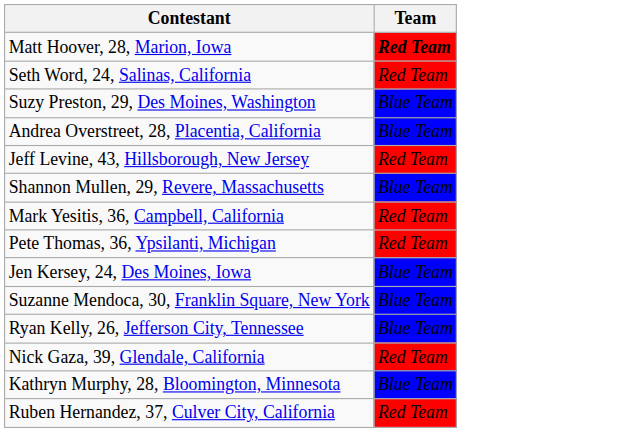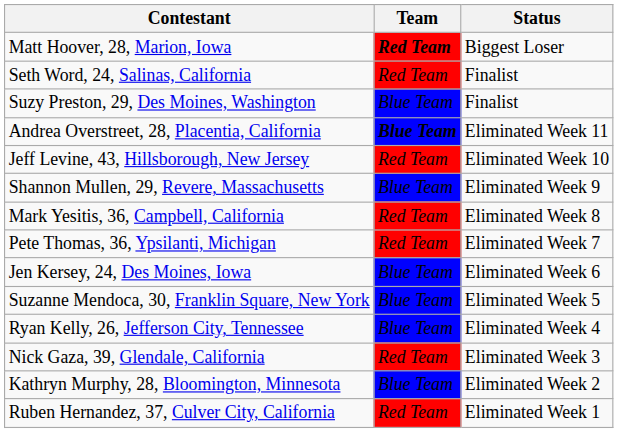+ column: (537, 18)
(415, 131) normal -> (417, 131) bold
